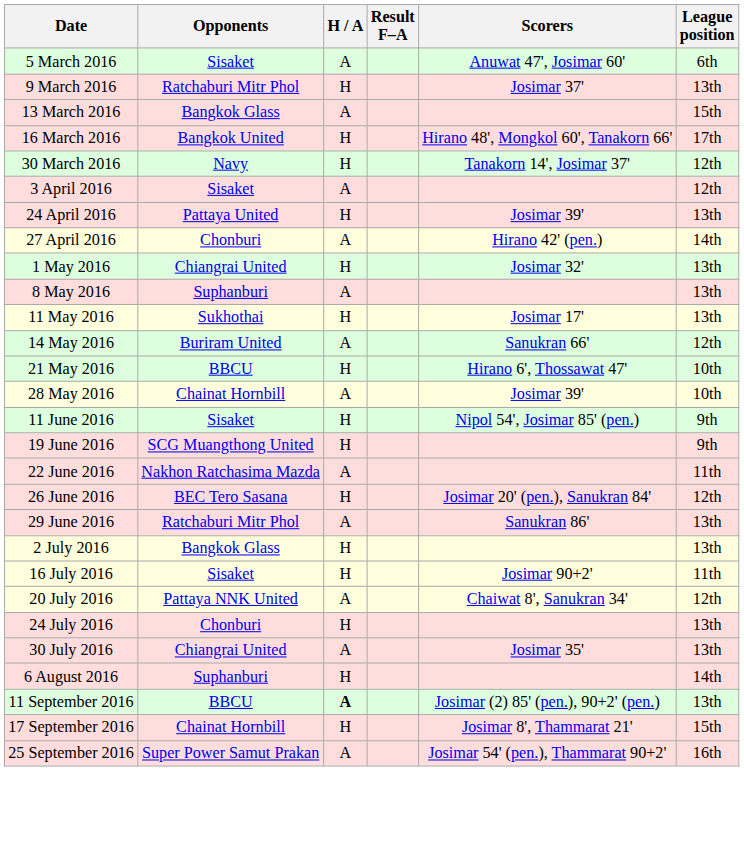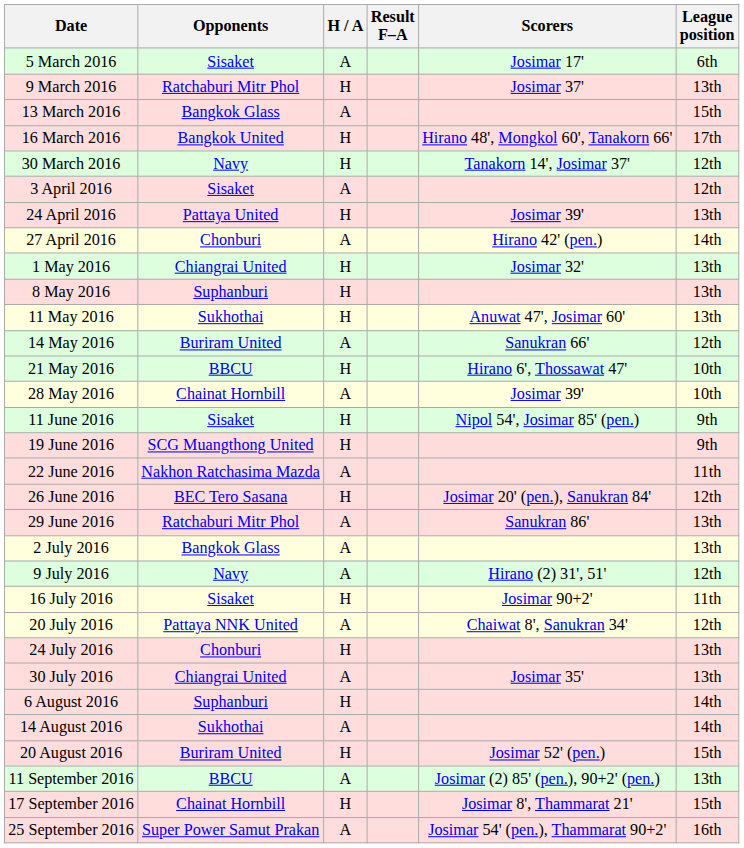(547, 61) Anuwat 47', Josimar 60' -> (547, 61) Josimar 17'
(345, 291) A -> (345, 291) H
(547, 317) Josimar 17' -> (547, 317) Anuwat 47', Josimar 60'
(345, 548) H -> (345, 548) A
+ row: (71, 573)
+ row: (71, 727)
+ row: (71, 753)
(345, 701) bold -> (345, 778) normal
